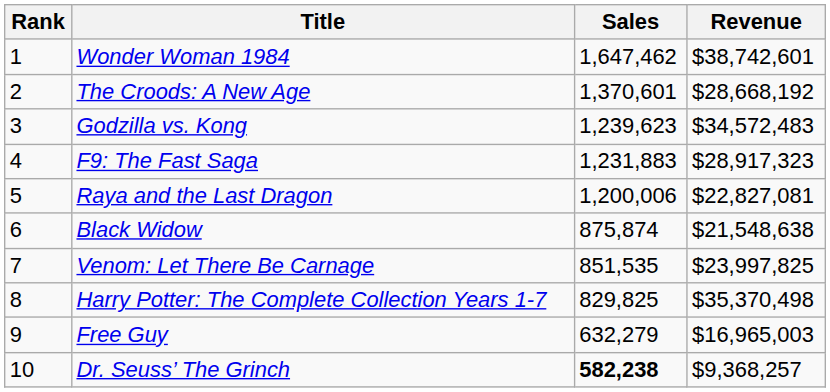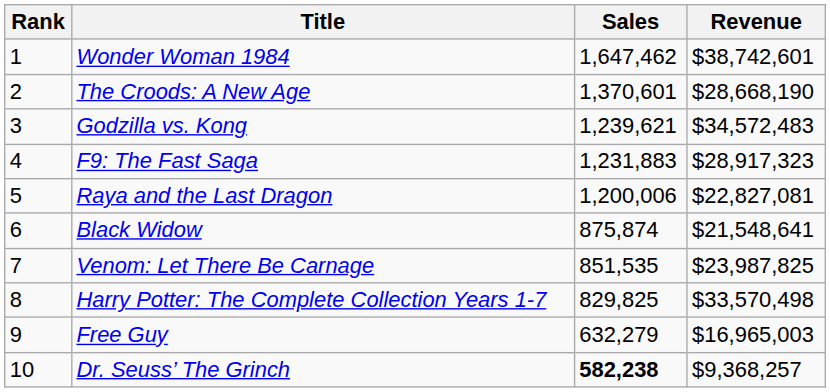(753, 91) $28,668,192 -> (753, 91) $28,668,190
(628, 126) 1,239,623 -> (628, 126) 1,239,621
(753, 230) $21,548,638 -> (753, 230) $21,548,641
(753, 265) $23,997,825 -> (753, 265) $23,987,825
(753, 299) $35,370,498 -> (753, 299) $33,570,498
